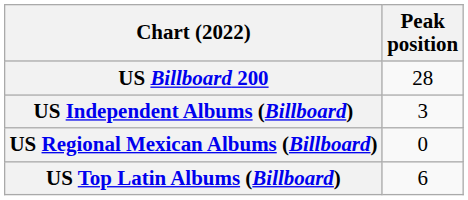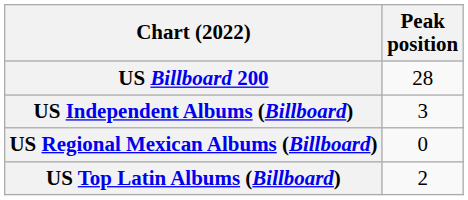(423, 177) 6 -> (423, 177) 2
